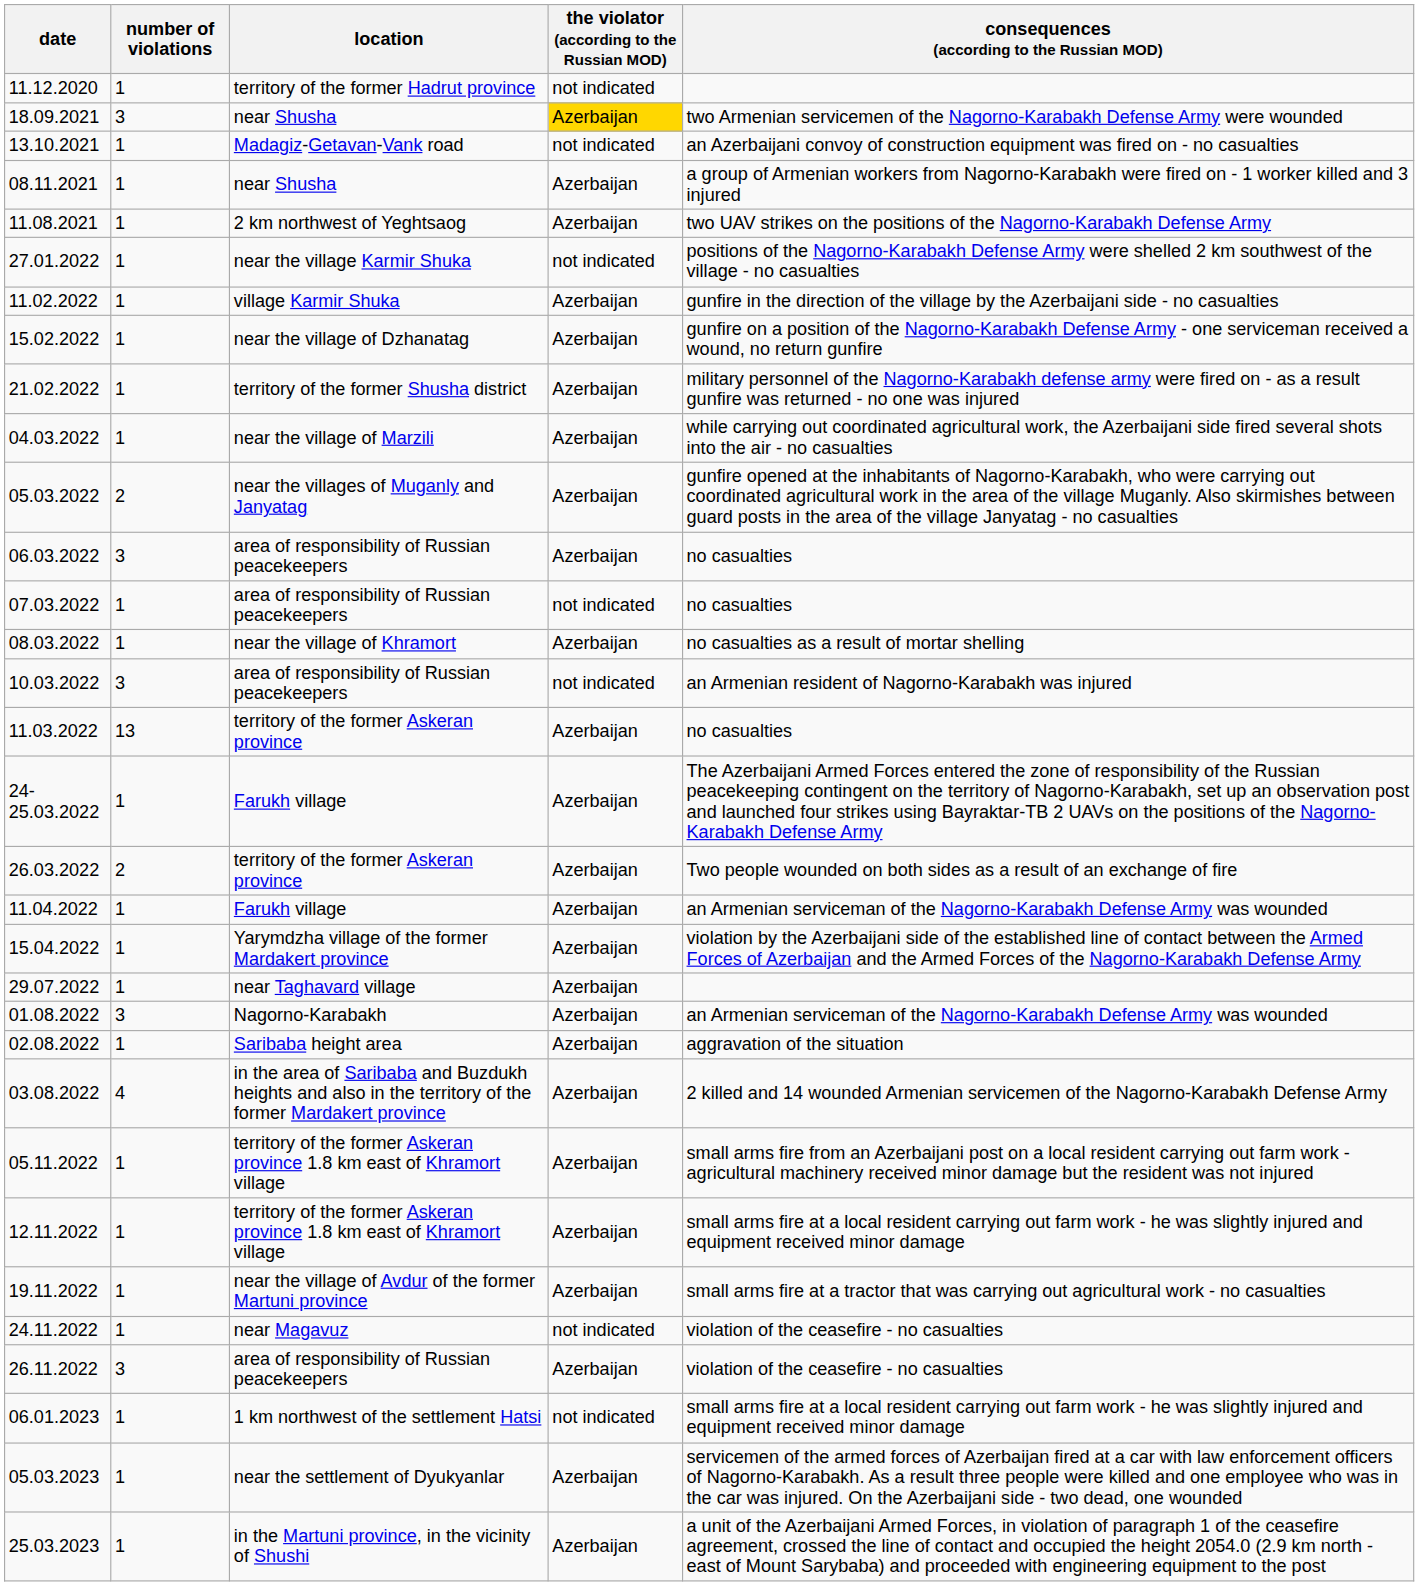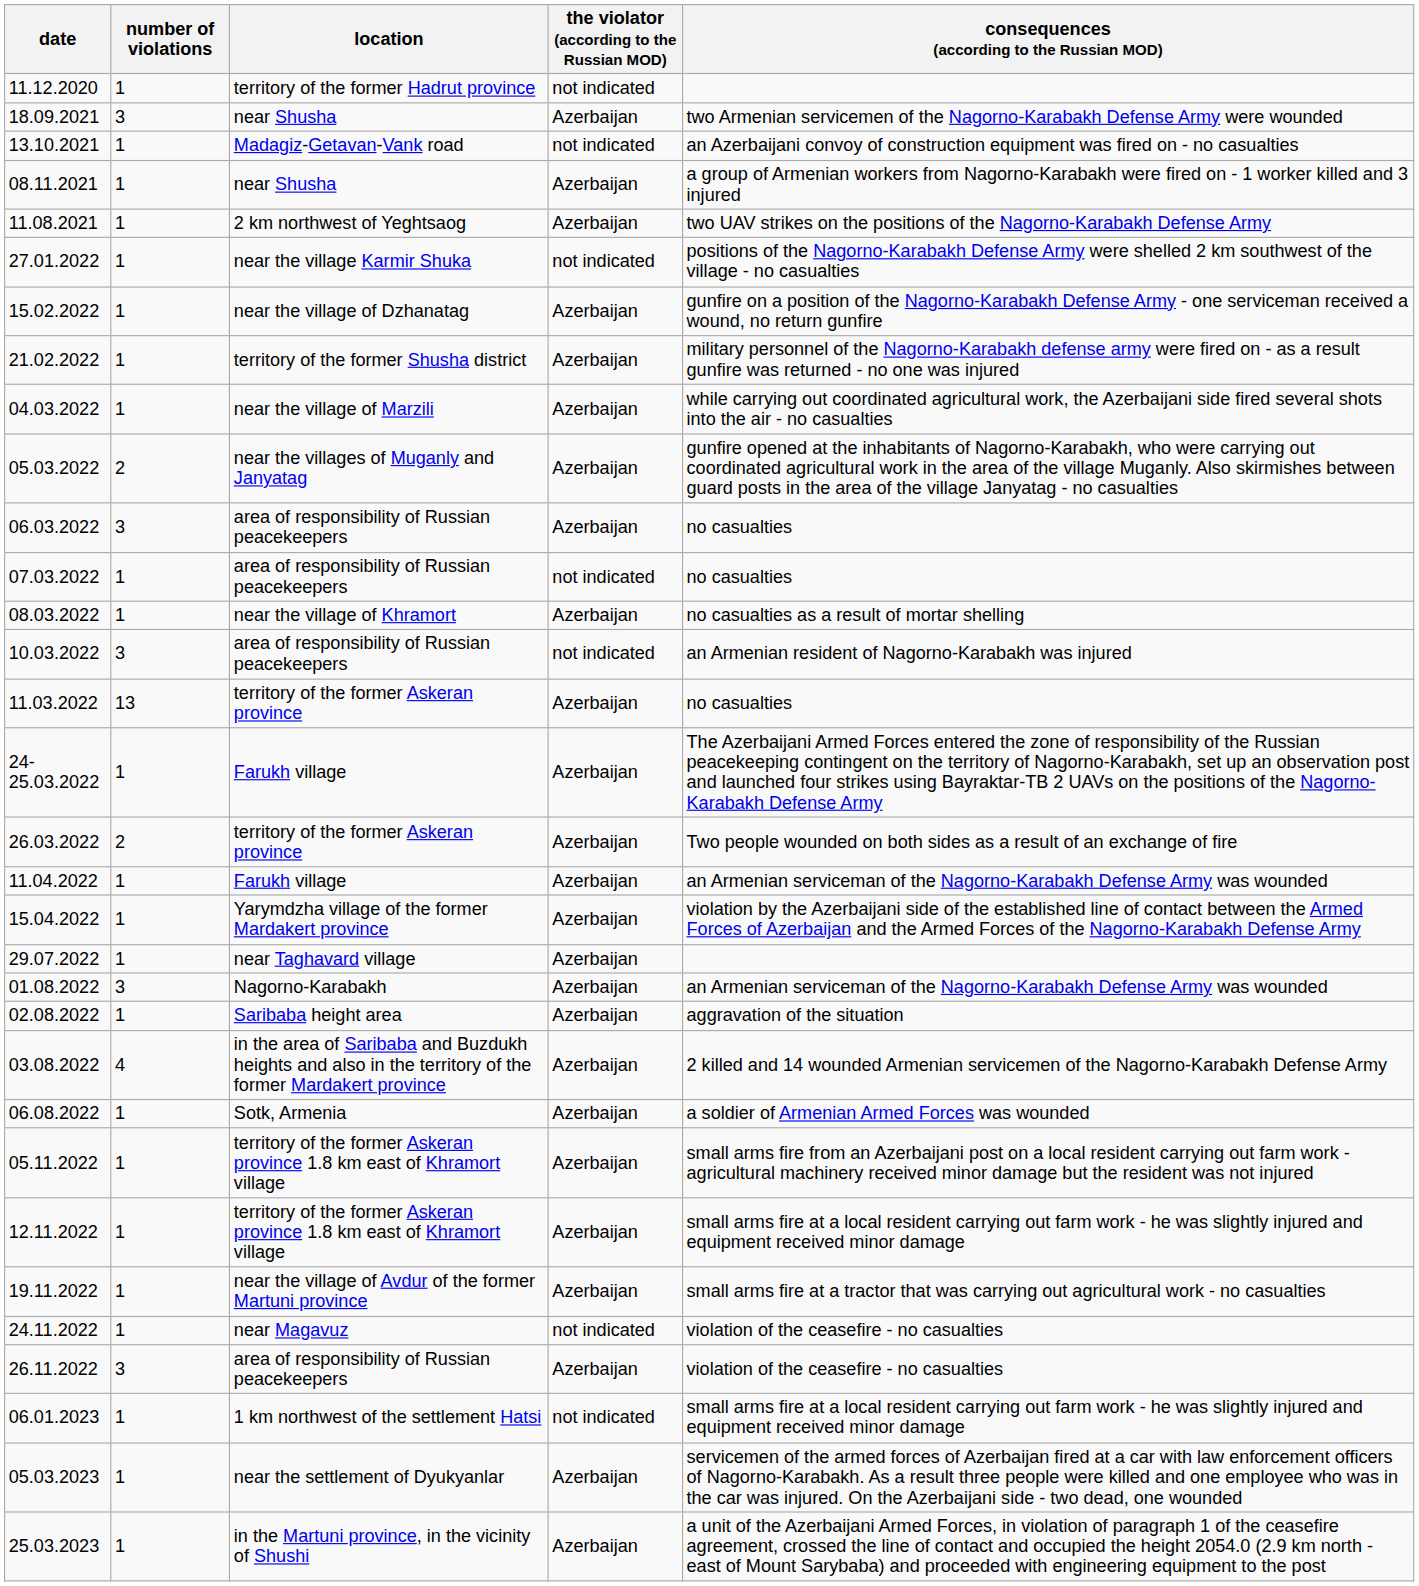(595, 116) gold background -> (595, 116) no background
- row: (53, 300)
+ row: (54, 1113)
